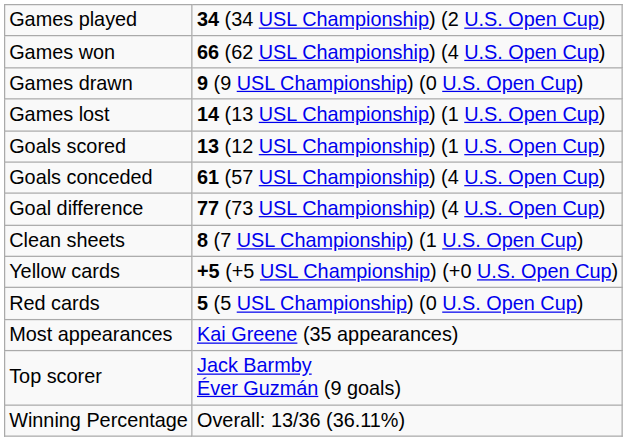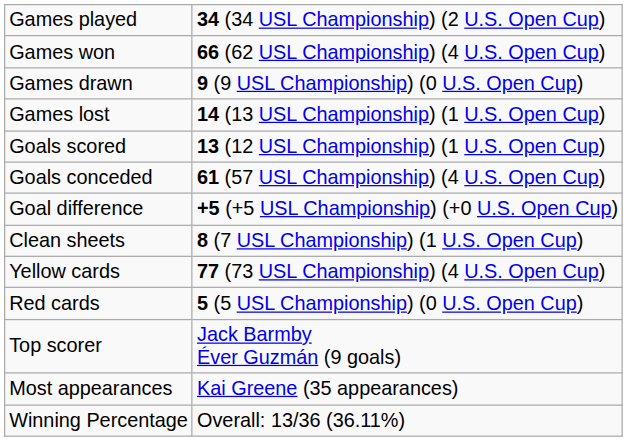(401, 209) 77 (73 USL Championship) (4 U.S. Open Cup) -> (408, 209) +5 (+5 USL Championship) (+0 U.S. Open Cup)
(408, 271) +5 (+5 USL Championship) (+0 U.S. Open Cup) -> (401, 271) 77 (73 USL Championship) (4 U.S. Open Cup)
rows swapped: (91, 334) <-> (56, 377)
